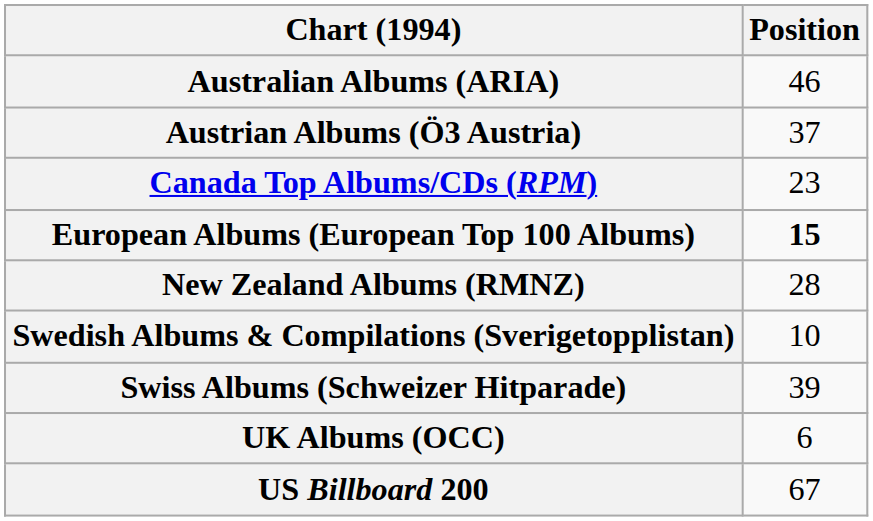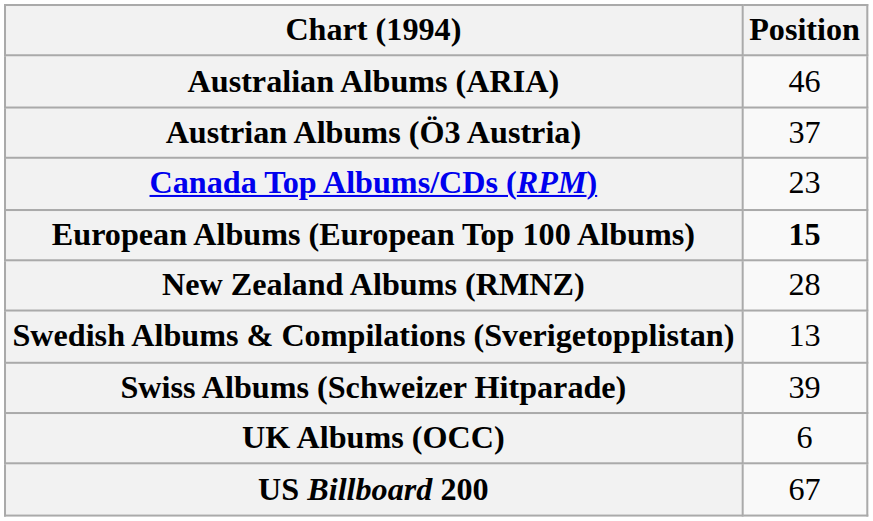(805, 336) 10 -> (805, 336) 13
